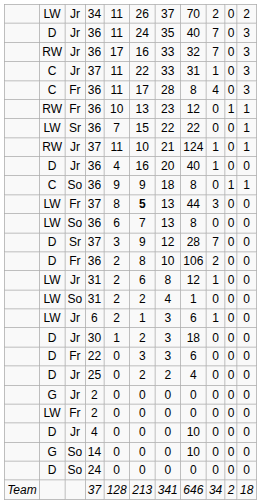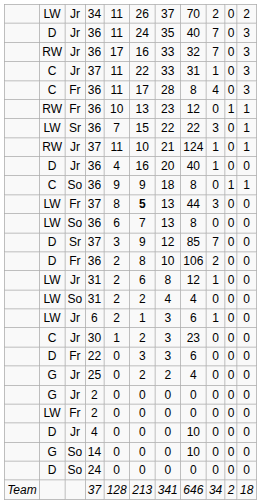(216, 128) 0 -> (216, 128) 3
(193, 242) 28 -> (193, 242) 85
(193, 299) 1 -> (193, 299) 4
(52, 337) D -> (52, 337) C
(193, 337) 18 -> (193, 337) 23
(52, 375) D -> (52, 375) G
